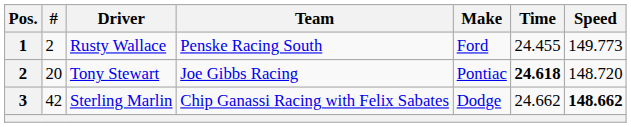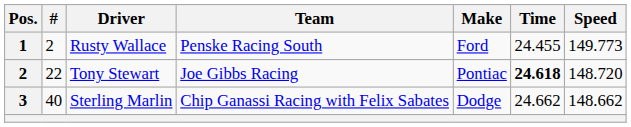(54, 73) 20 -> (54, 73) 22
(54, 101) 42 -> (54, 101) 40
(595, 101) bold -> (595, 101) normal
